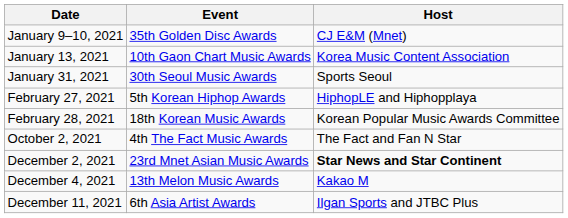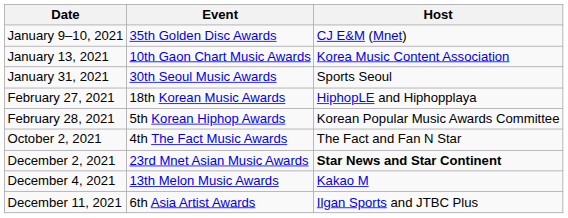(207, 98) 5th Korean Hiphop Awards -> (207, 98) 18th Korean Music Awards
(207, 118) 18th Korean Music Awards -> (207, 118) 5th Korean Hiphop Awards
